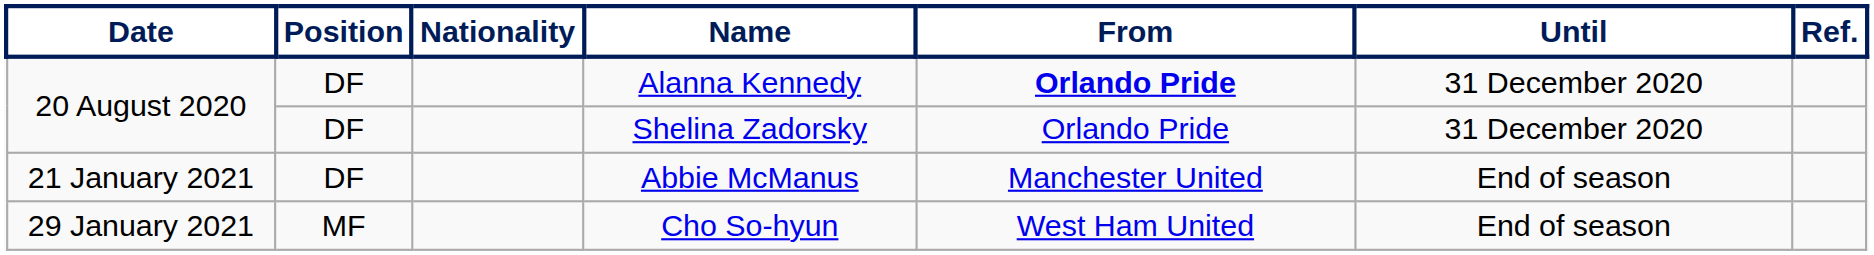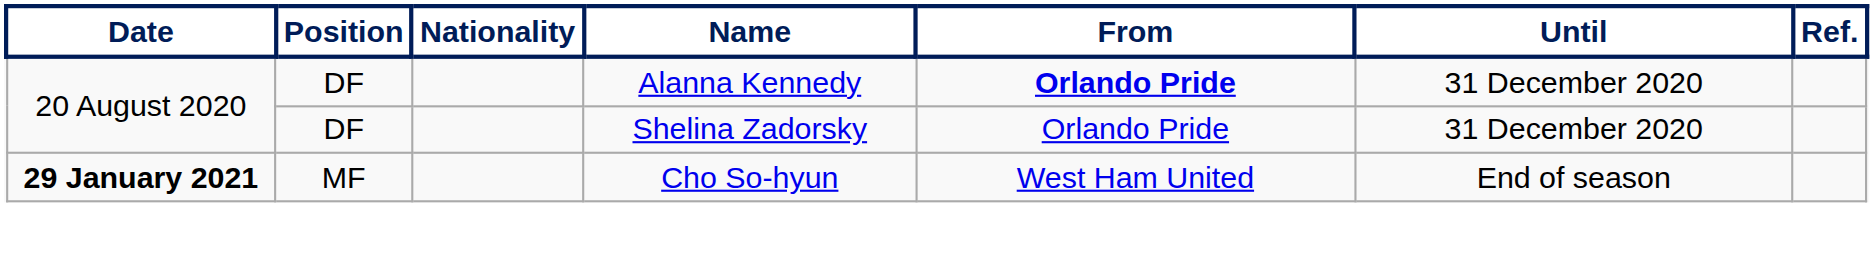- row: (750, 178)
(141, 226) normal -> (141, 178) bold
